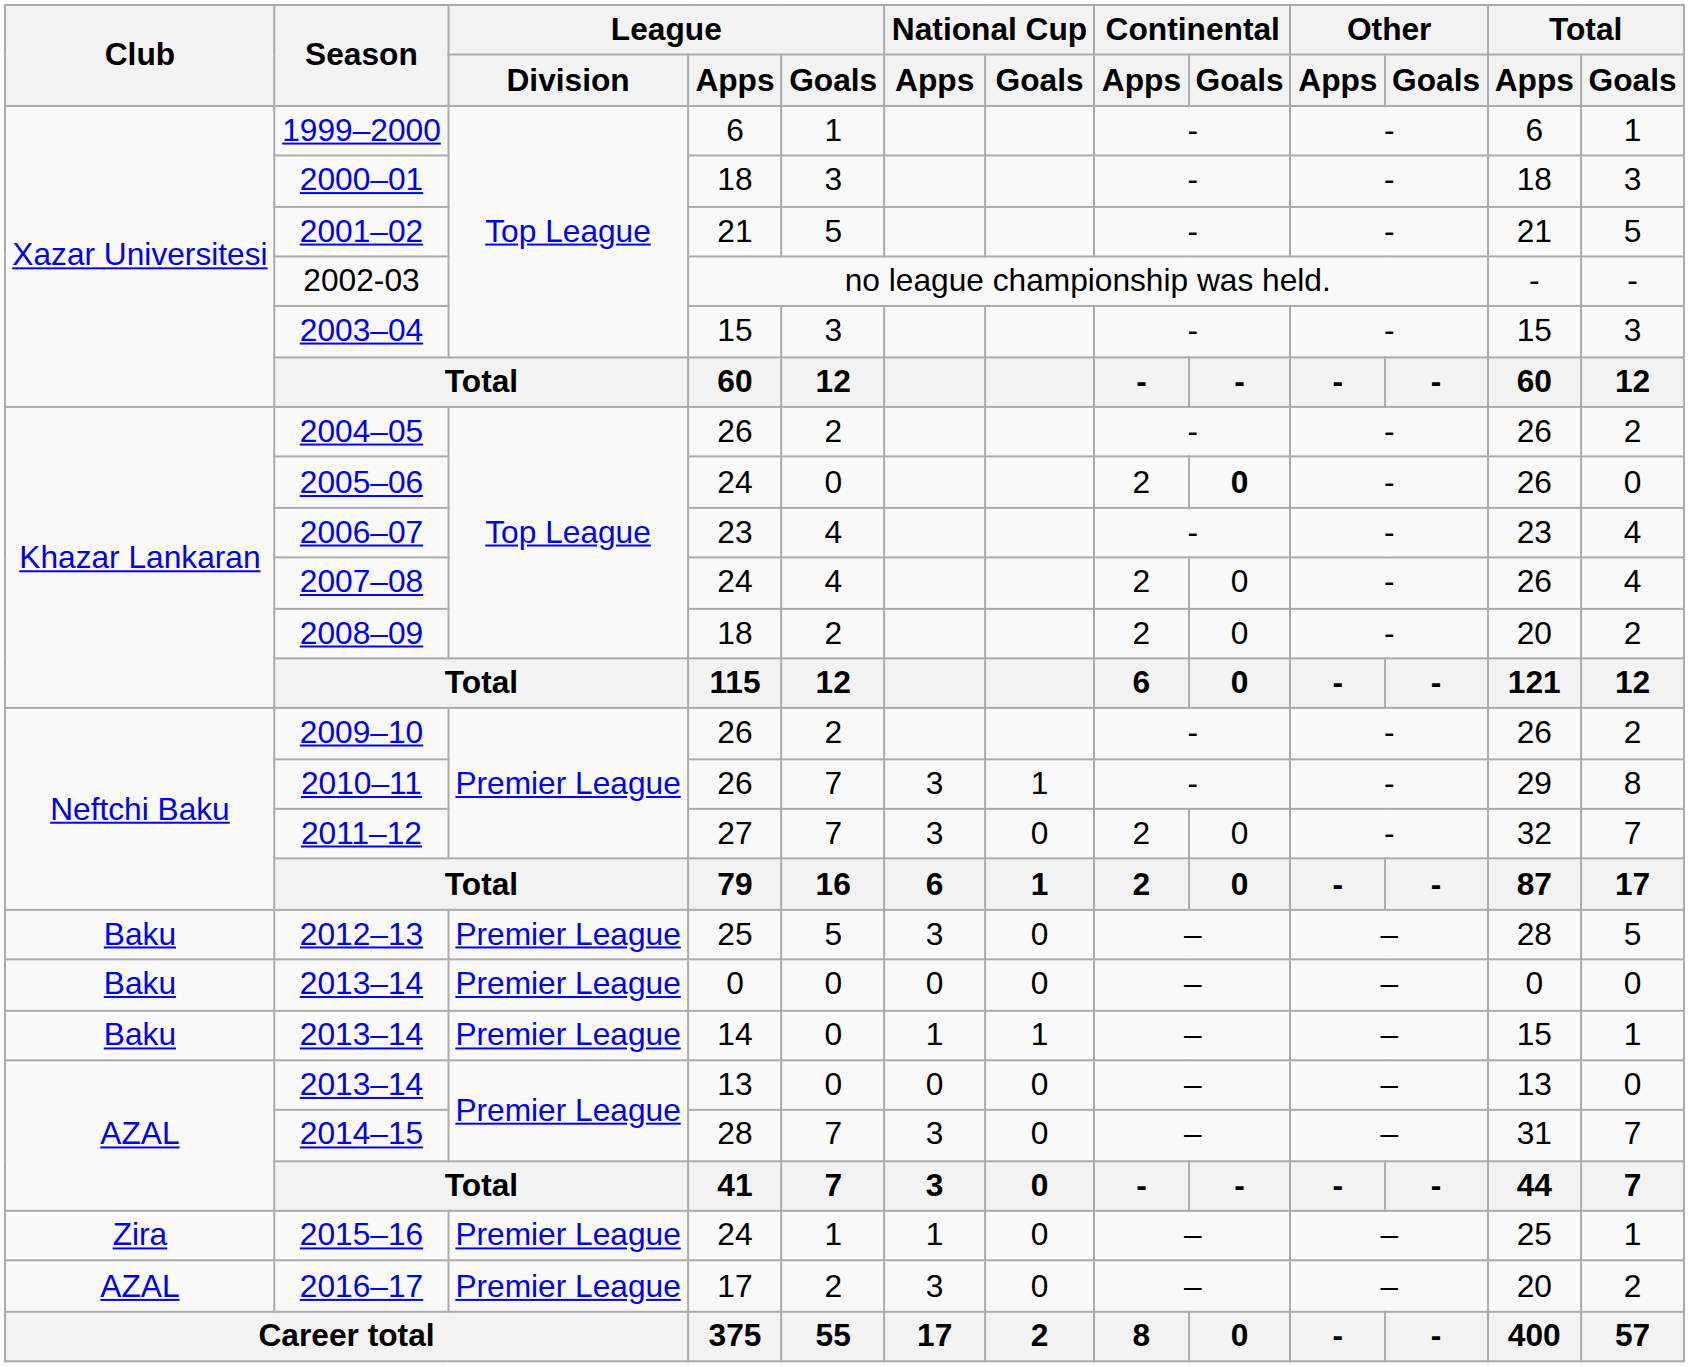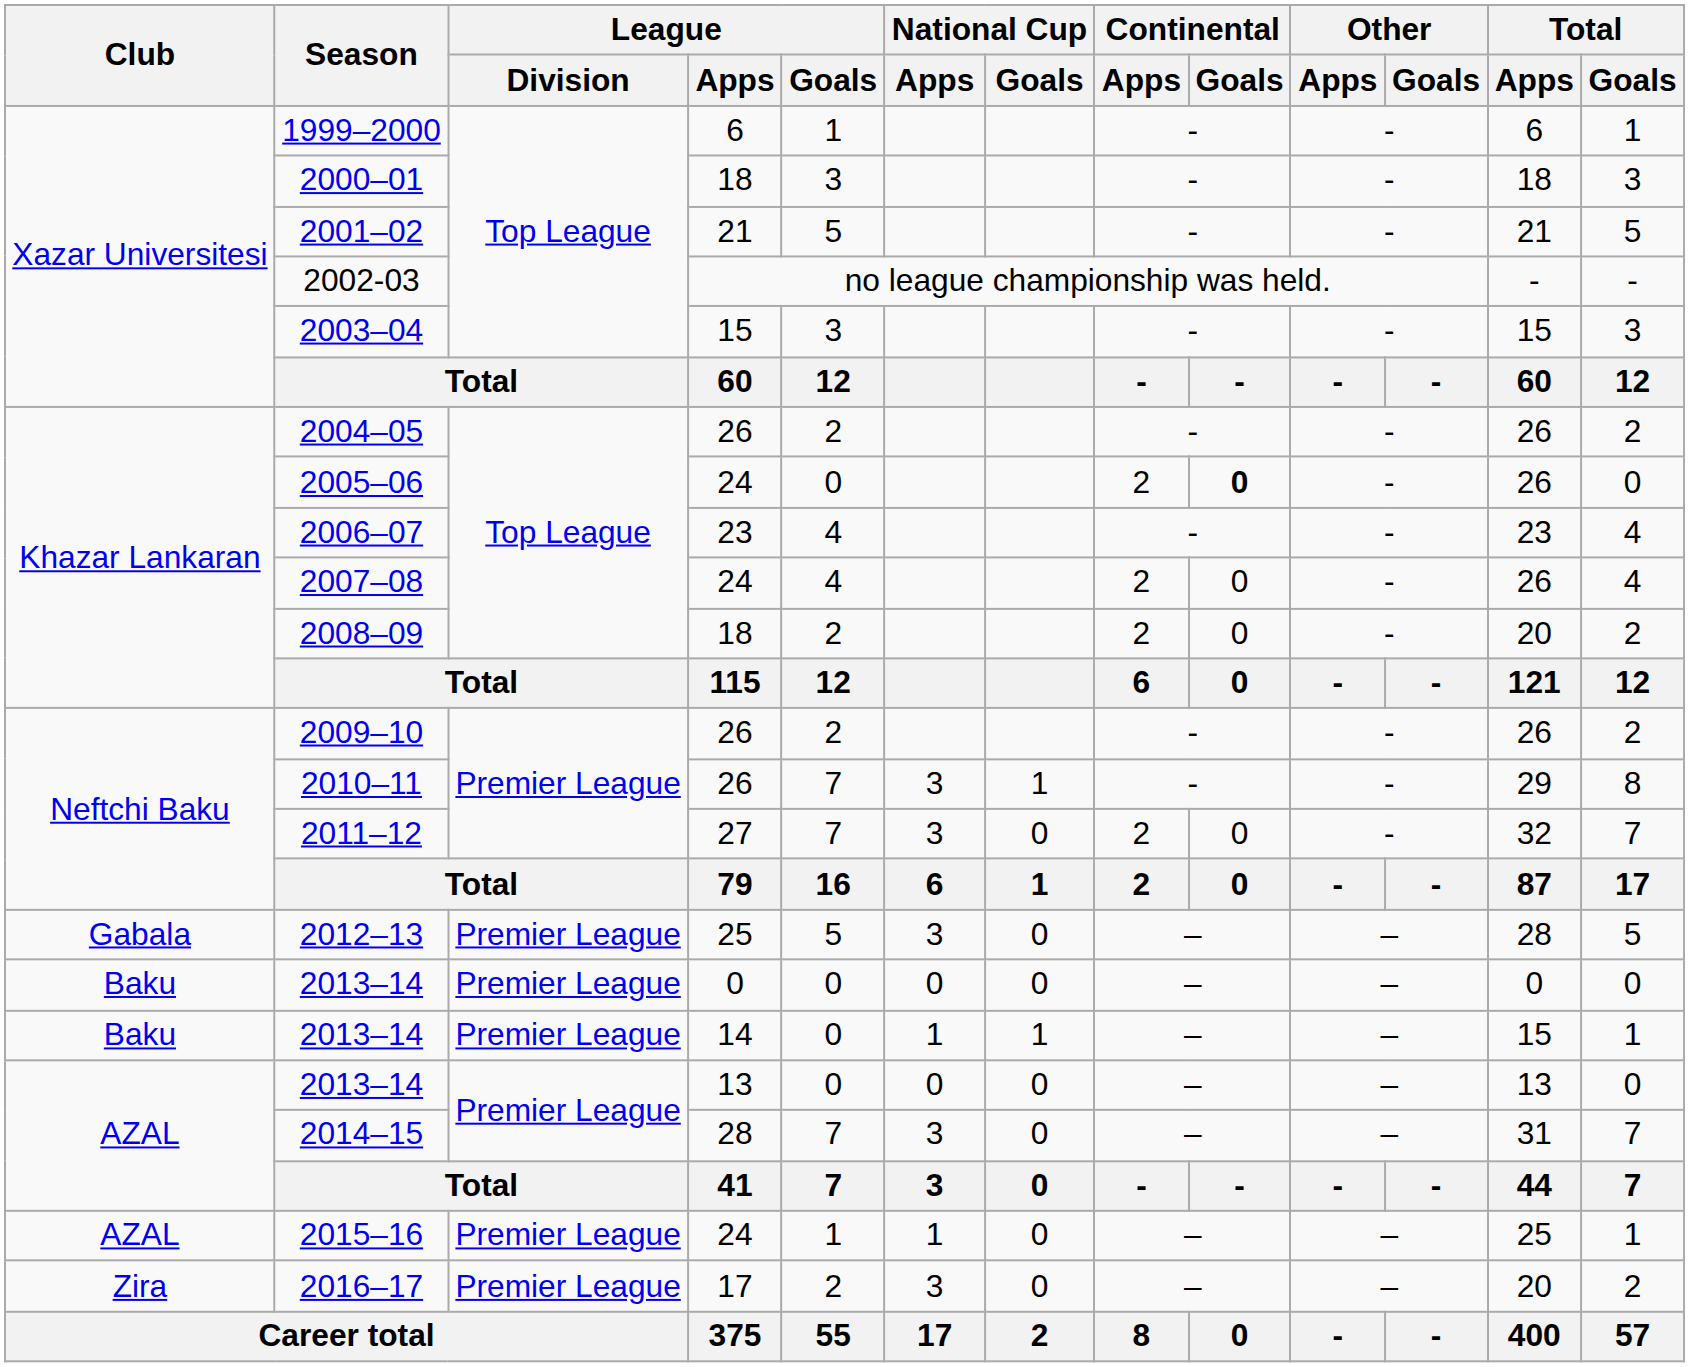(140, 933) Baku -> (140, 933) Gabala
(140, 1235) Zira -> (140, 1235) AZAL
(140, 1285) AZAL -> (140, 1285) Zira
